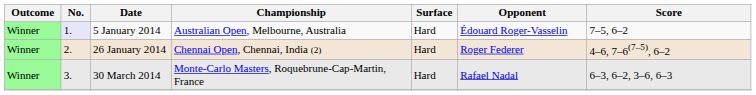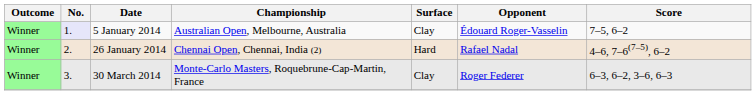(425, 30) Hard -> (424, 30) Clay
(492, 49) Roger Federer -> (489, 49) Rafael Nadal
(425, 74) Hard -> (424, 74) Clay
(489, 74) Rafael Nadal -> (492, 74) Roger Federer
